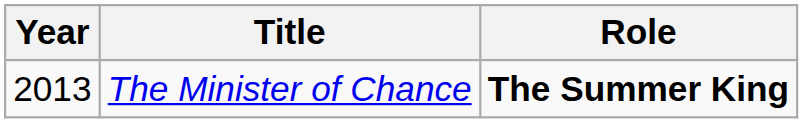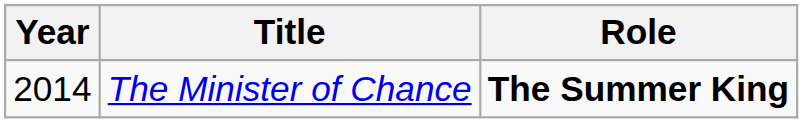(52, 88) 2013 -> (52, 88) 2014
